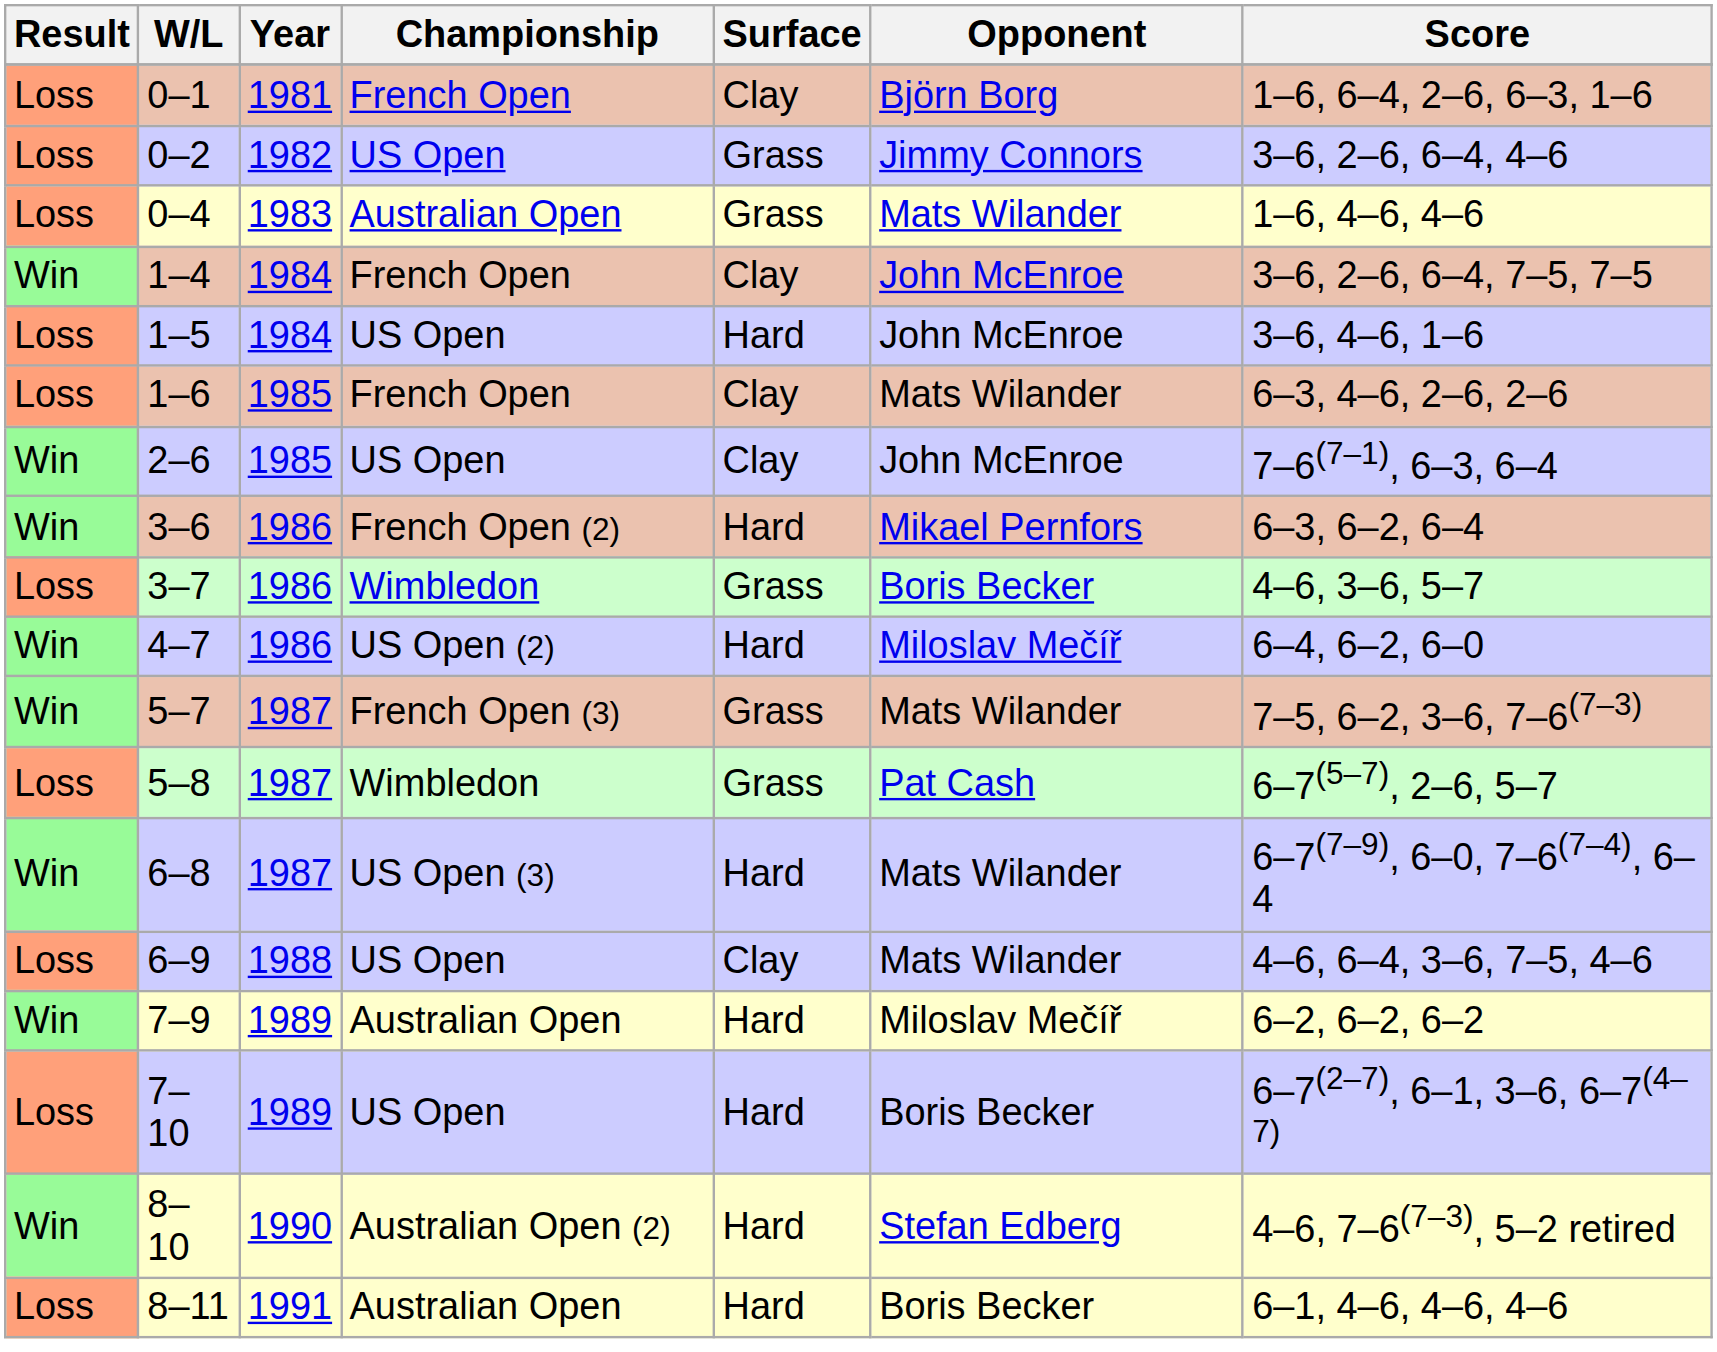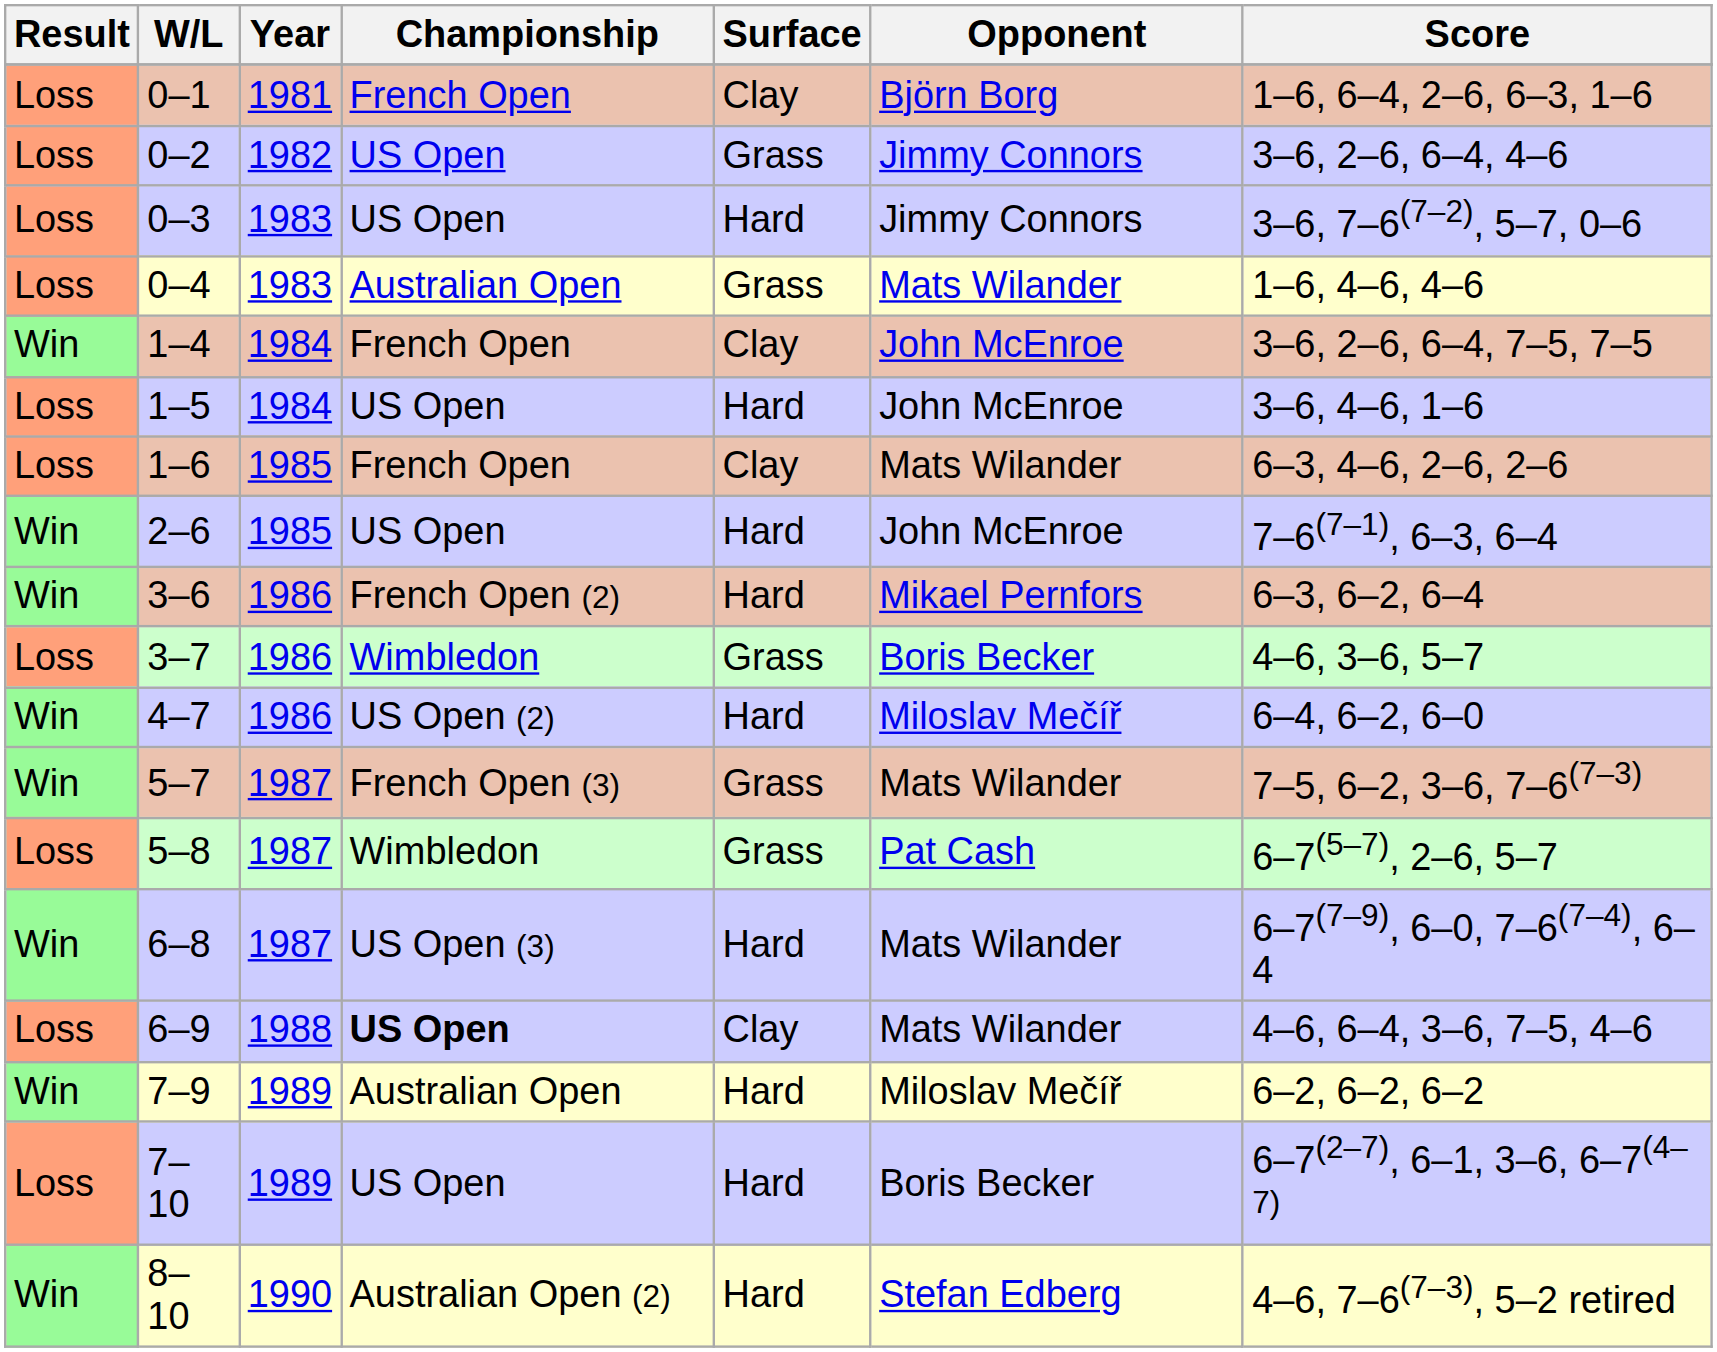+ row: (179, 220)
(760, 460) Clay -> (764, 531) Hard
(428, 960) normal -> (430, 1030) bold
- row: (188, 1306)
